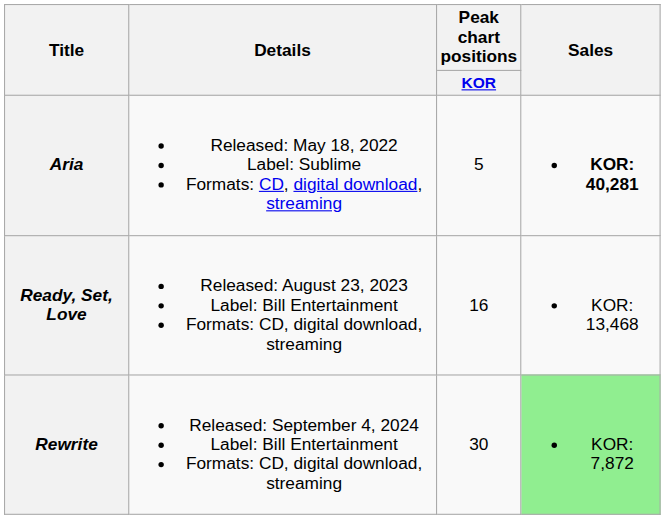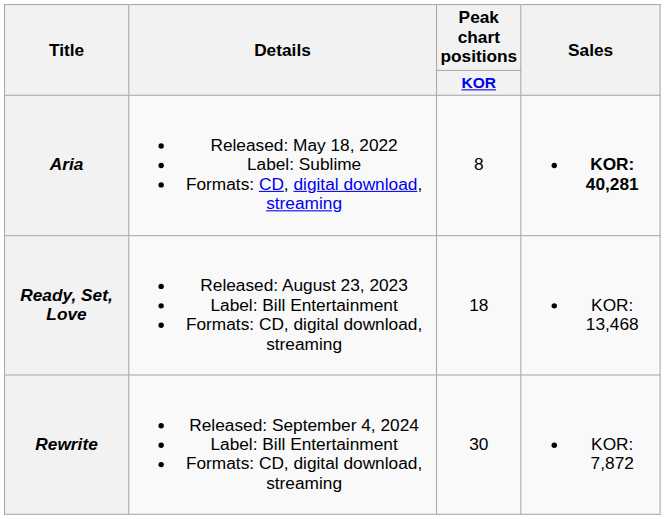(479, 165) 5 -> (479, 165) 8
(479, 304) 16 -> (479, 304) 18
(591, 454) lightgreen background -> (591, 454) no background
